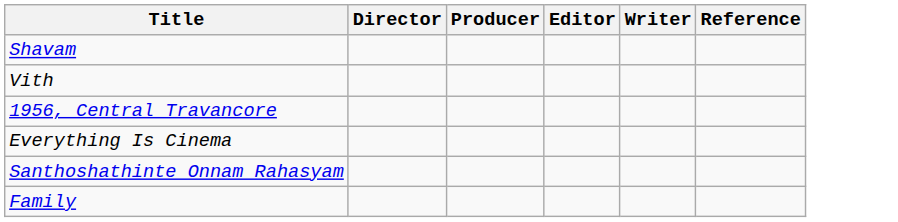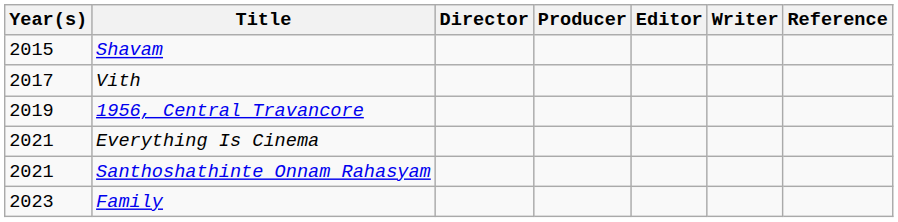+ column: (48, 20)
